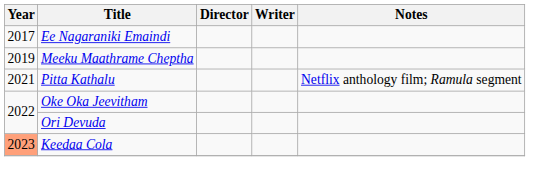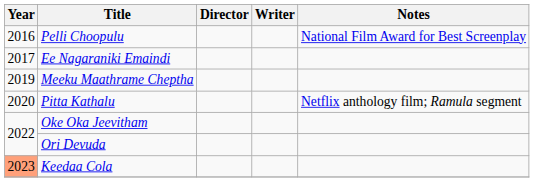+ row: (82, 36)
(21, 79) 2021 -> (21, 101) 2020
